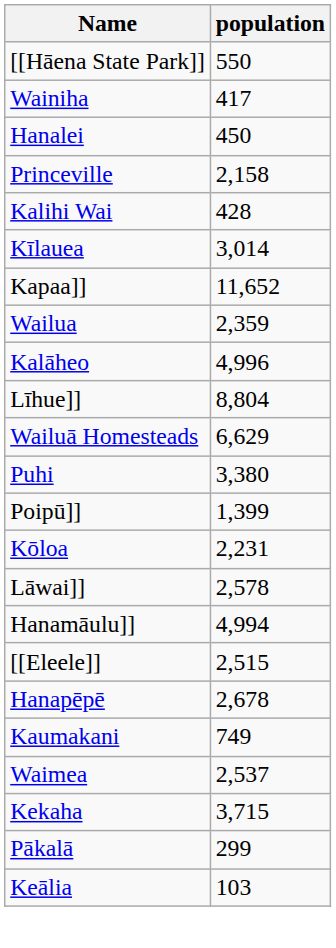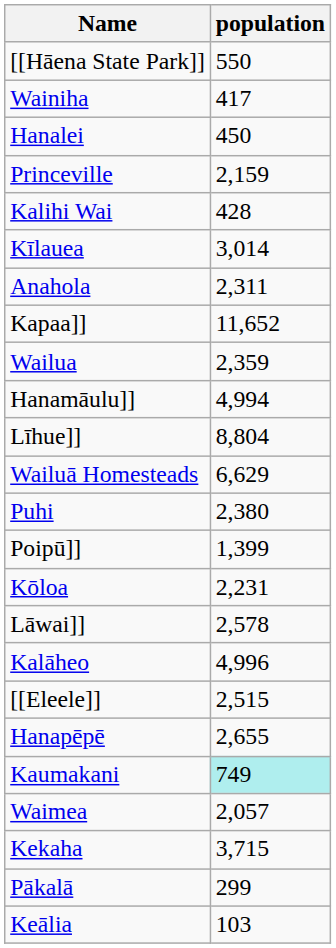(242, 173) 2,158 -> (242, 173) 2,159
+ row: (50, 286)
rows swapped: (73, 624) <-> (50, 361)
(242, 473) 3,380 -> (242, 511) 2,380
(242, 699) 2,678 -> (242, 736) 2,655
(233, 736) no background -> (233, 774) paleturquoise background
(242, 774) 2,537 -> (242, 811) 2,057
